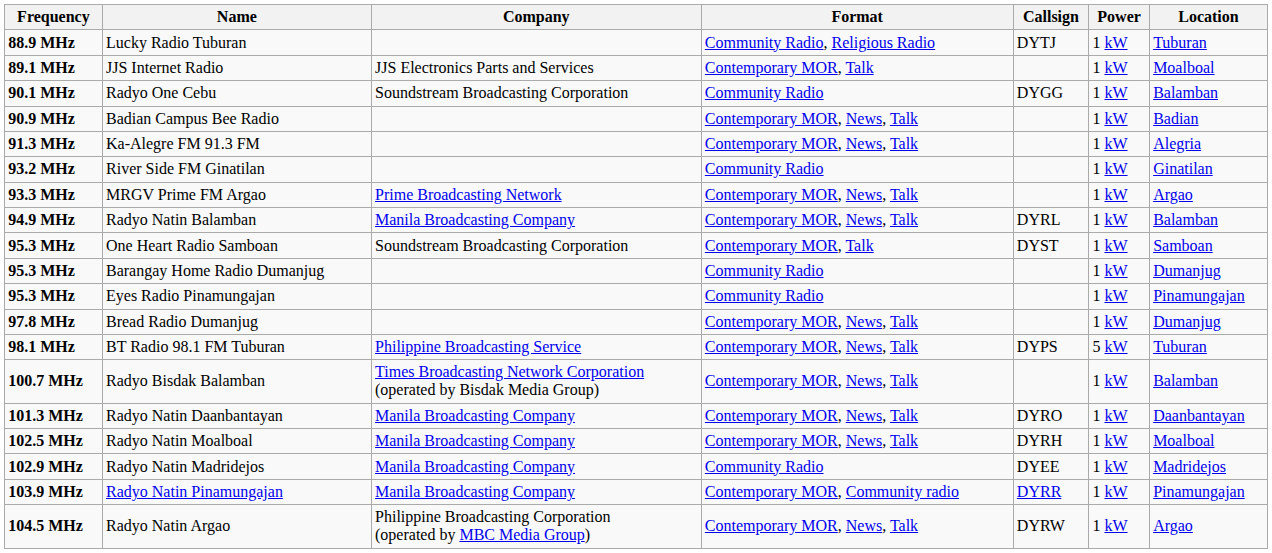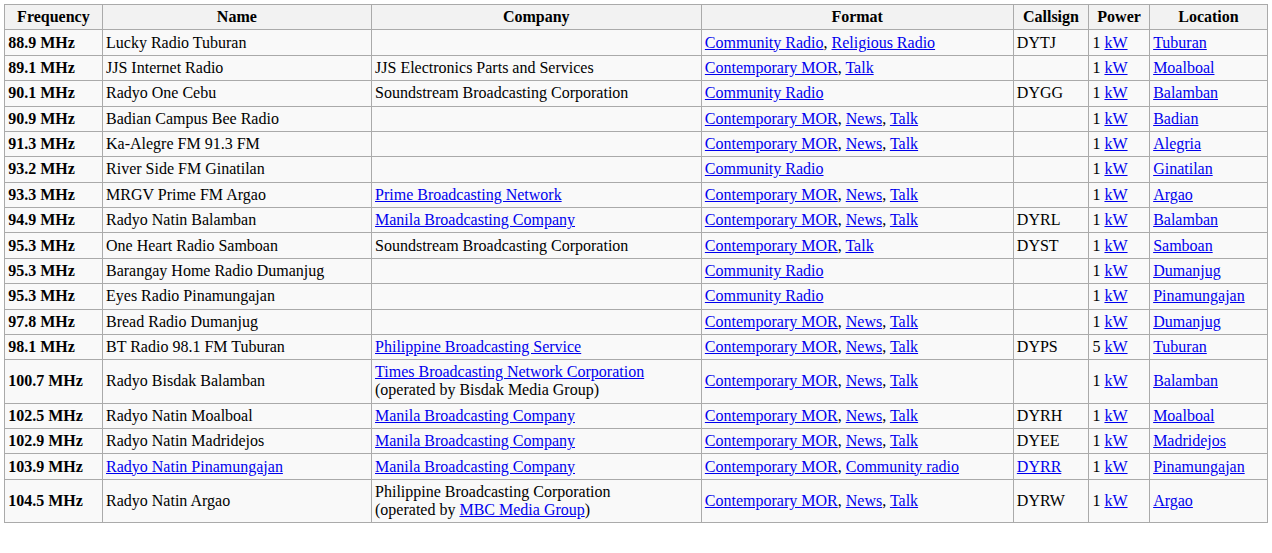- row: (194, 415)
(764, 466) Community Radio -> (811, 441) Contemporary MOR, News, Talk
